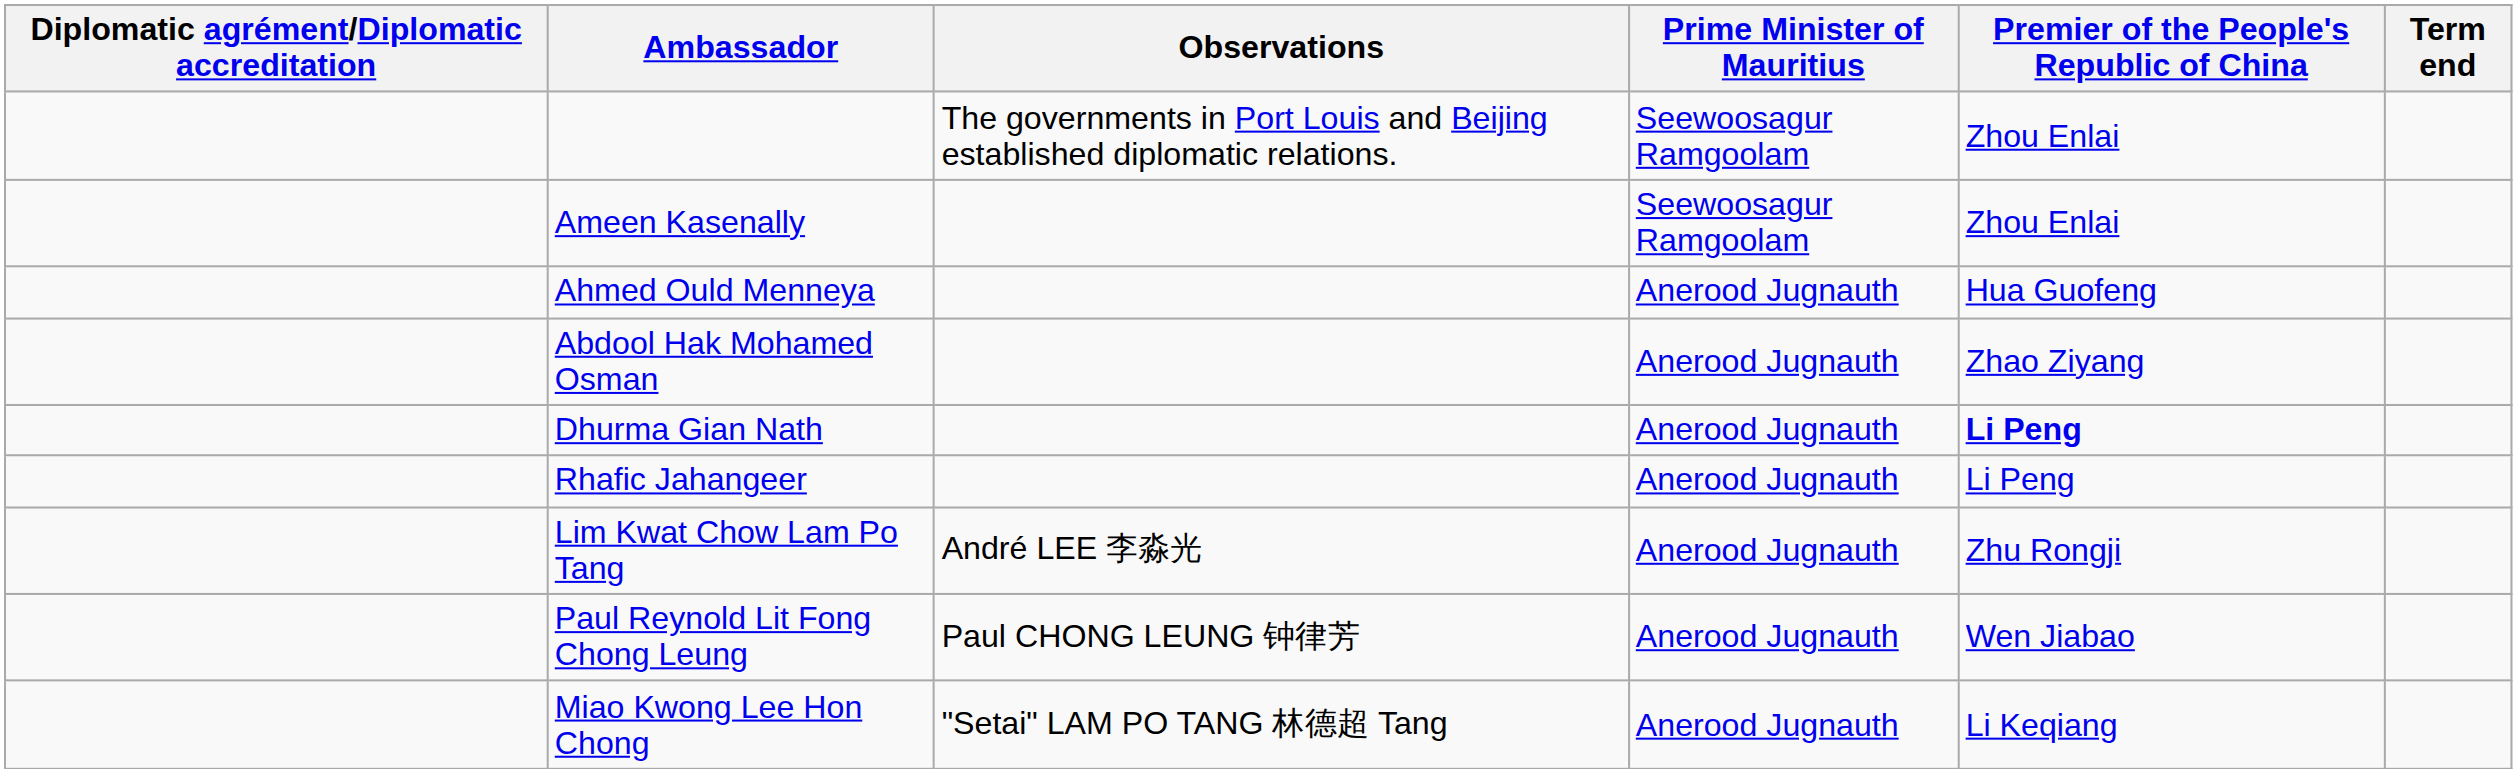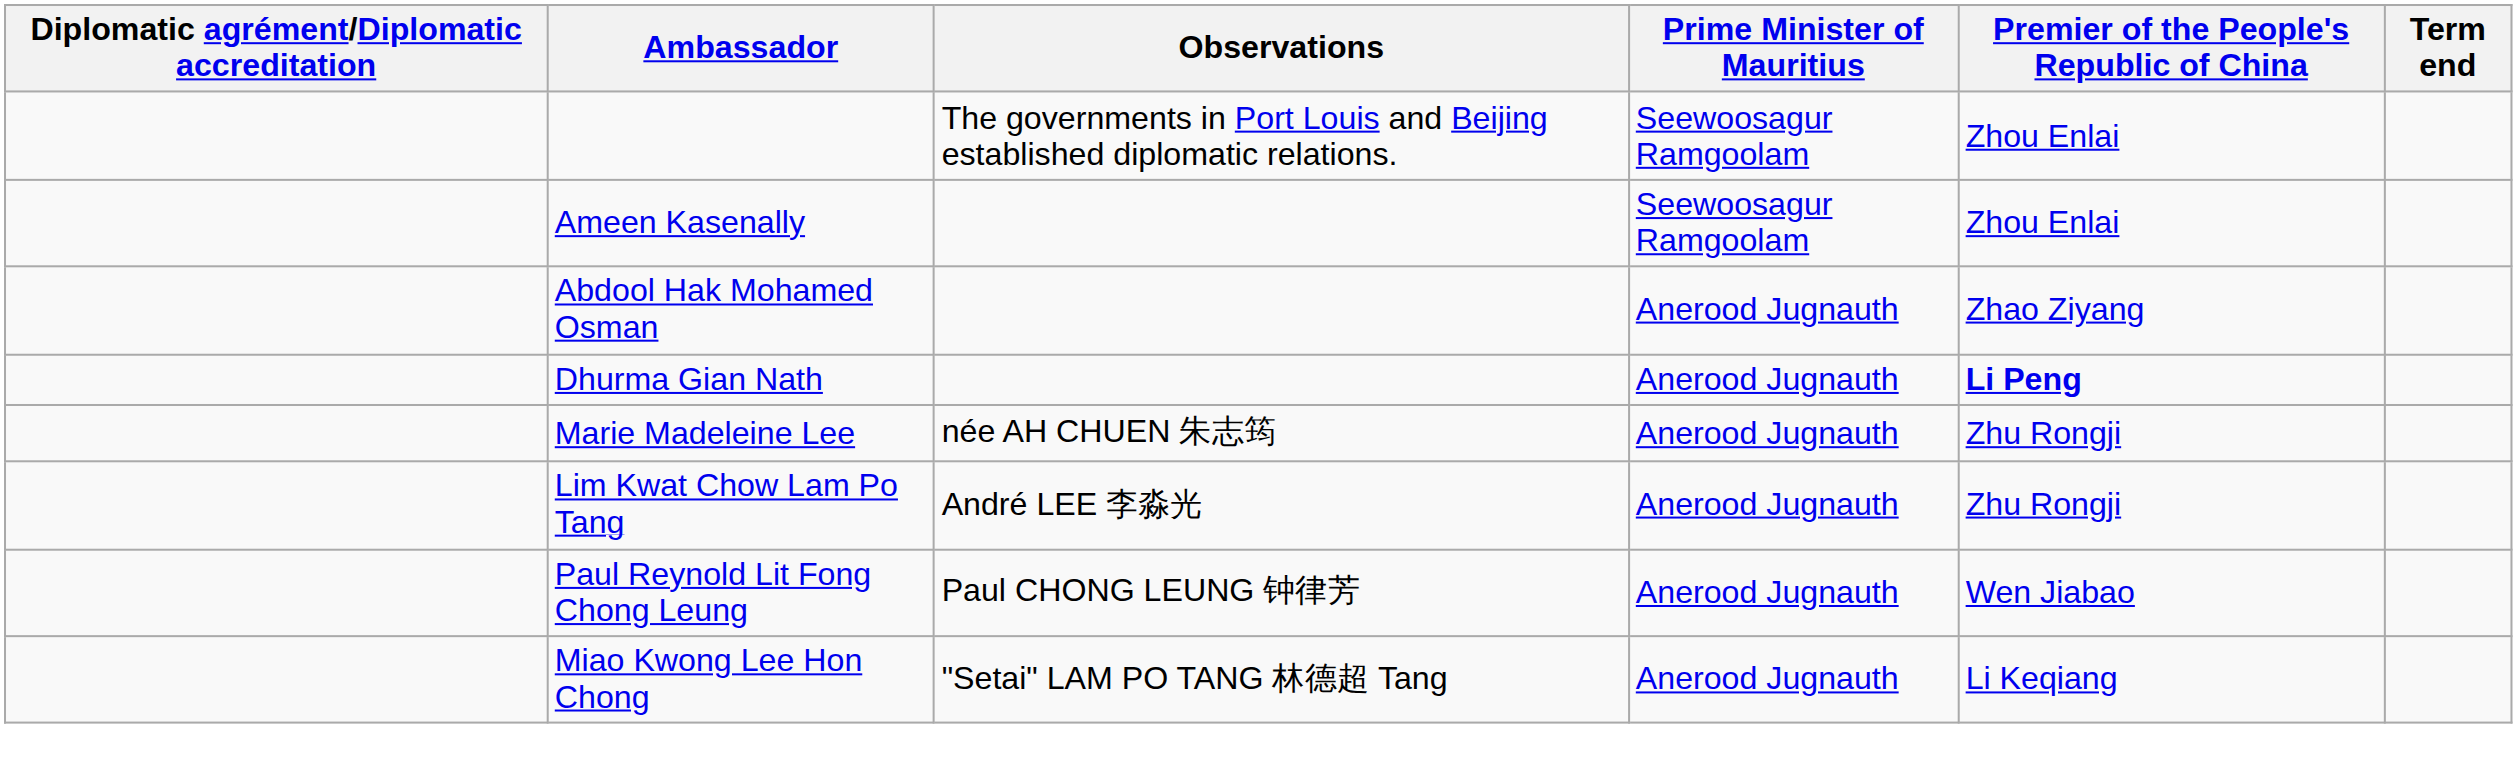- row: (715, 291)
- row: (681, 480)
+ row: (705, 432)
